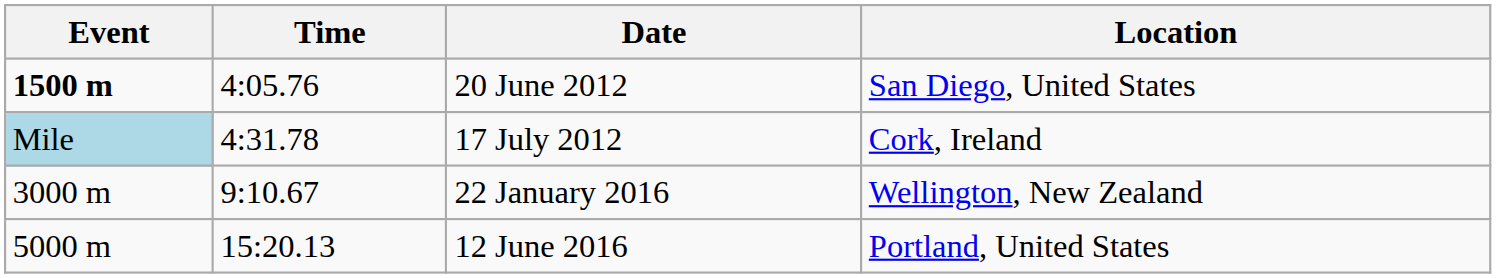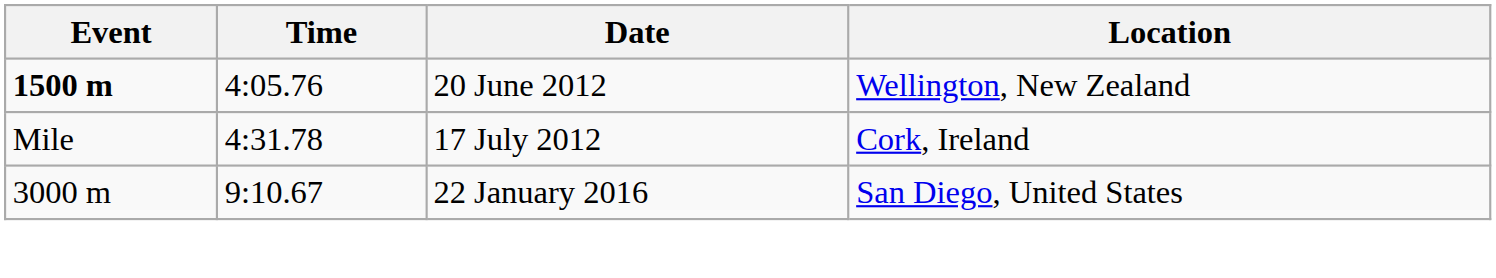(1032, 85) San Diego, United States -> (1023, 85) Wellington, New Zealand
(43, 138) lightblue background -> (43, 138) no background
(1036, 192) Wellington, New Zealand -> (1020, 192) San Diego, United States
- row: (541, 246)
